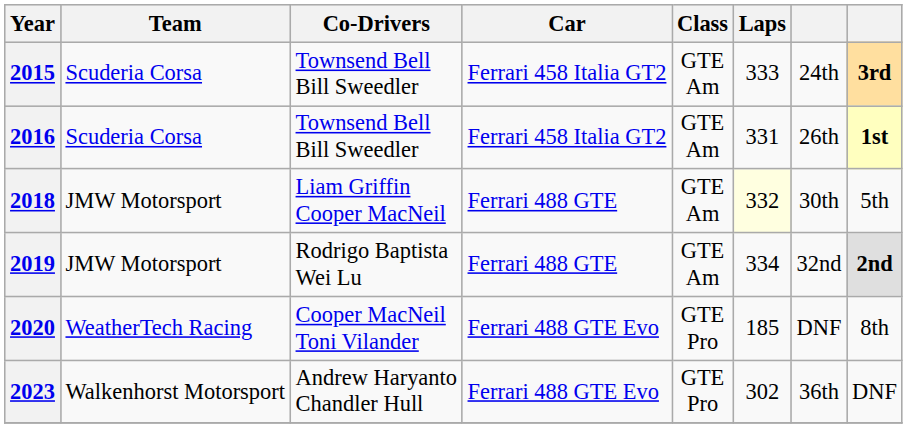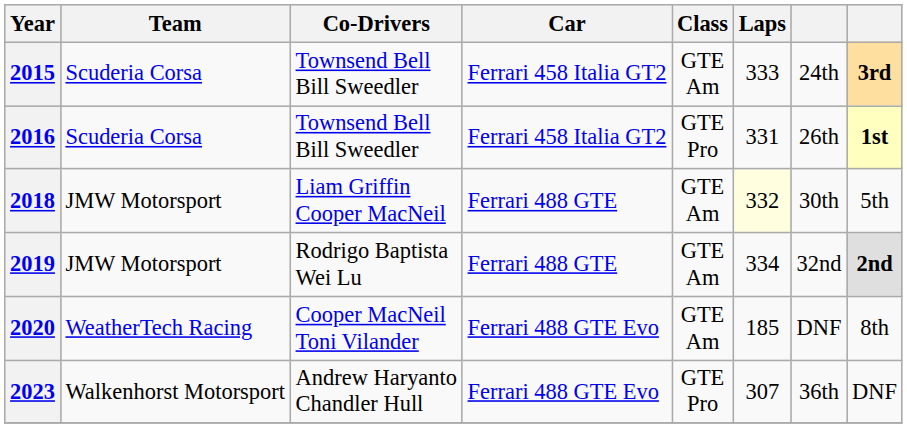(703, 137) GTE Am -> (703, 137) GTE Pro
(703, 328) GTE Pro -> (703, 328) GTE Am
(762, 391) 302 -> (762, 391) 307
